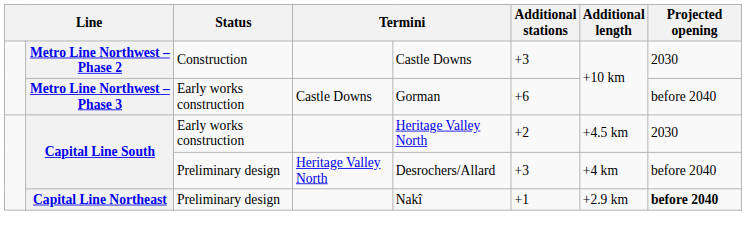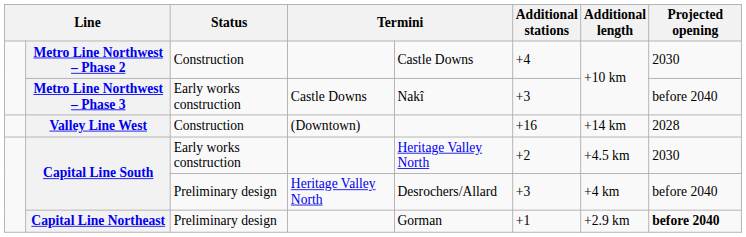(522, 59) +3 -> (523, 59) +4
(418, 96) Gorman -> (411, 96) Nakî
(522, 96) +6 -> (523, 96) +3
+ row: (98, 125)
(409, 199) Nakî -> (420, 221) Gorman
